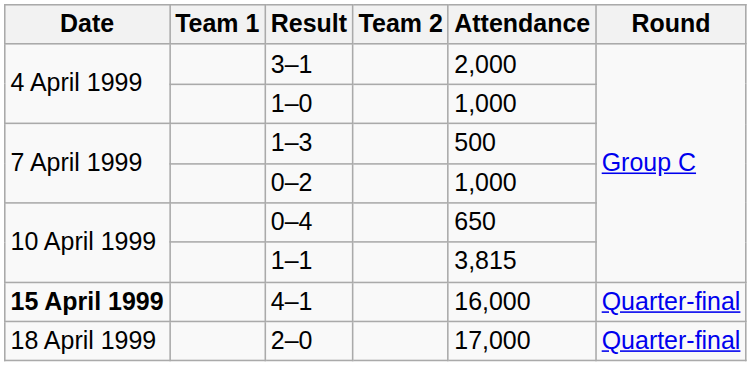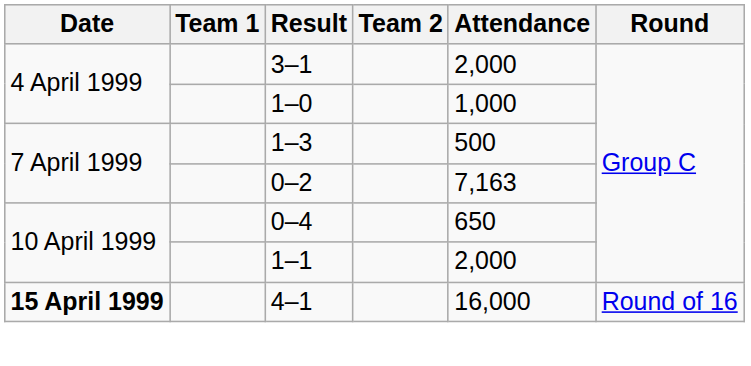(486, 182) 1,000 -> (486, 182) 7,163
(486, 261) 3,815 -> (486, 261) 2,000
(671, 301) Quarter-final -> (670, 301) Round of 16
- row: (292, 340)
